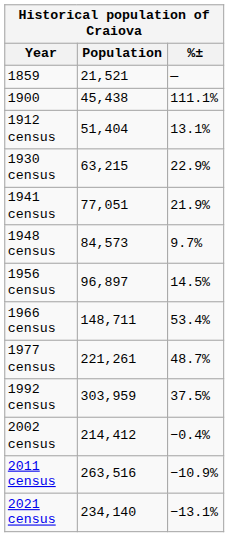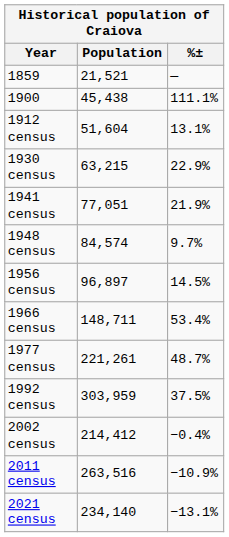(104, 129) 51,404 -> (104, 129) 51,604
(104, 244) 84,573 -> (104, 244) 84,574
